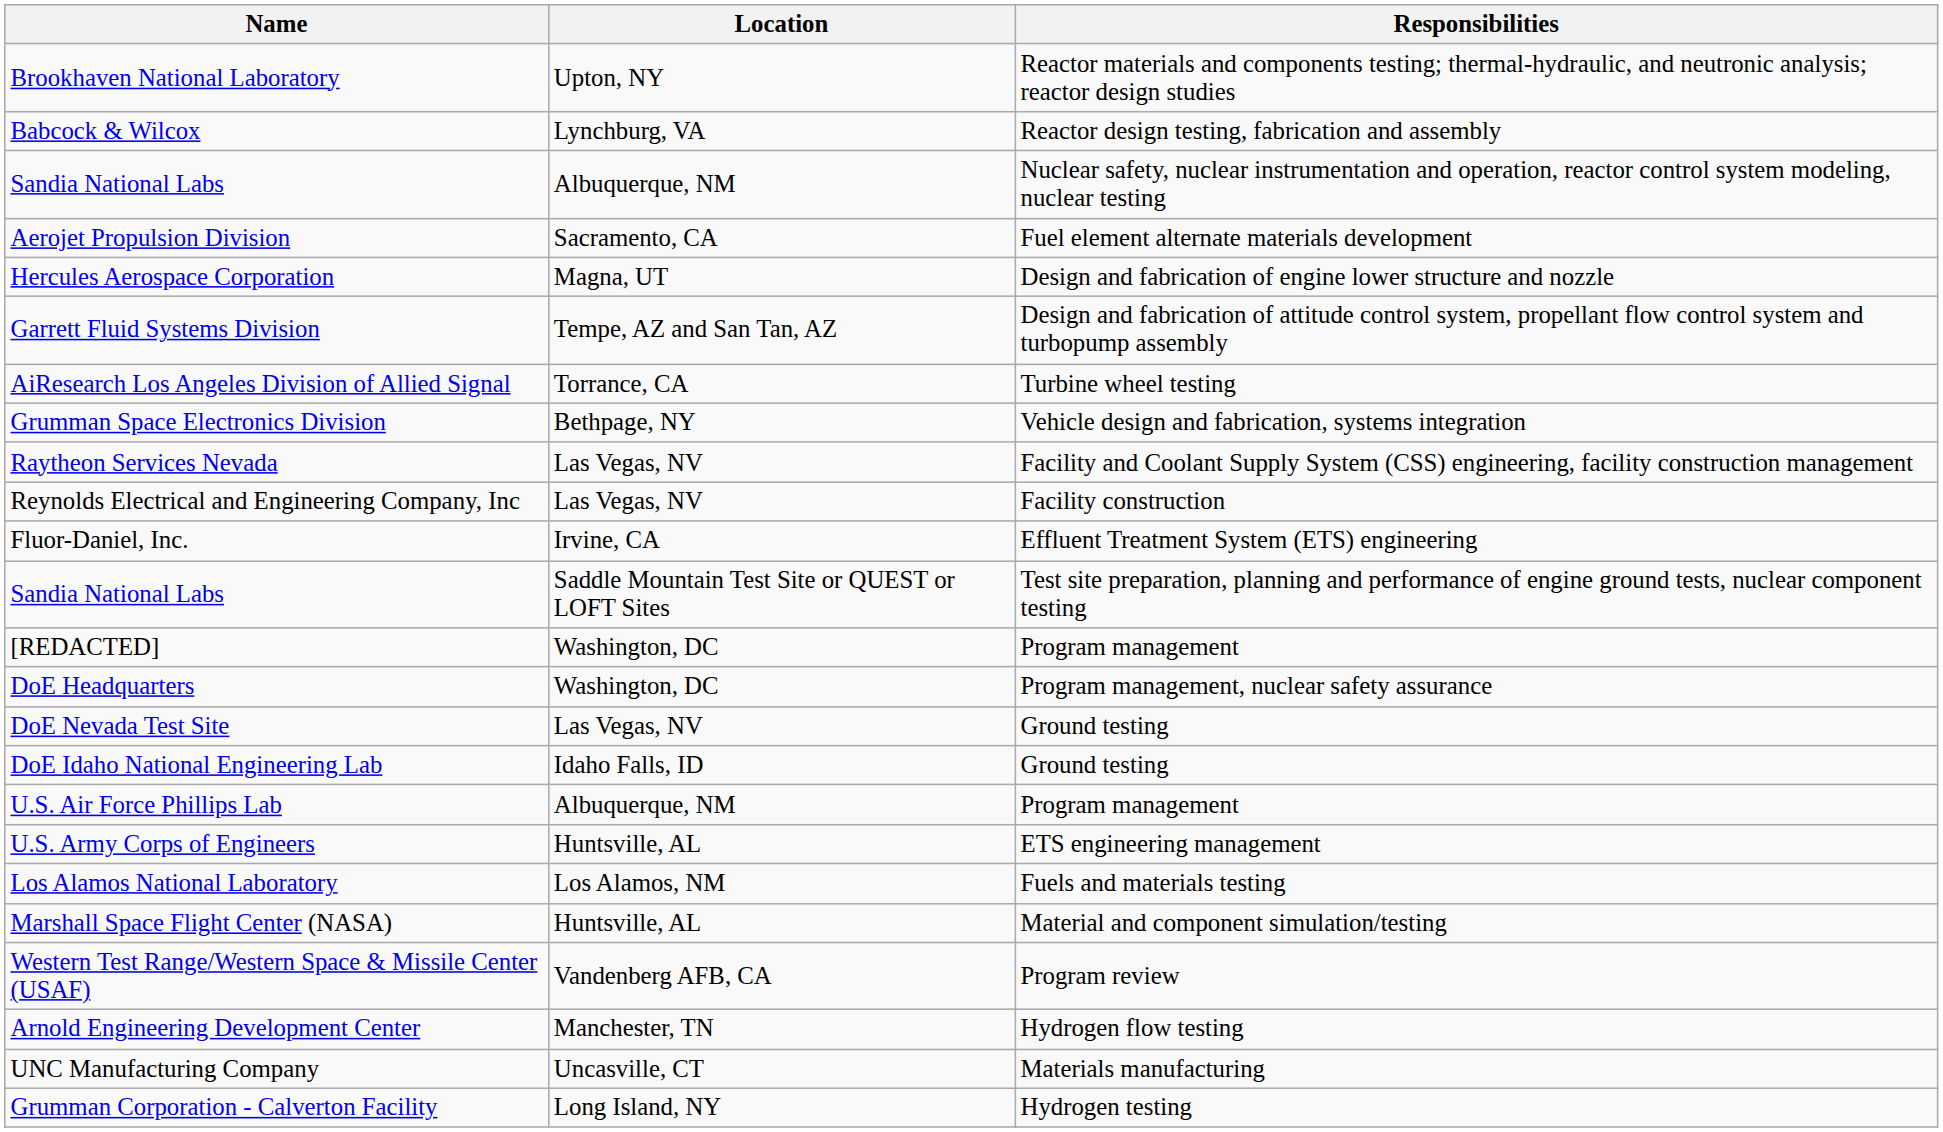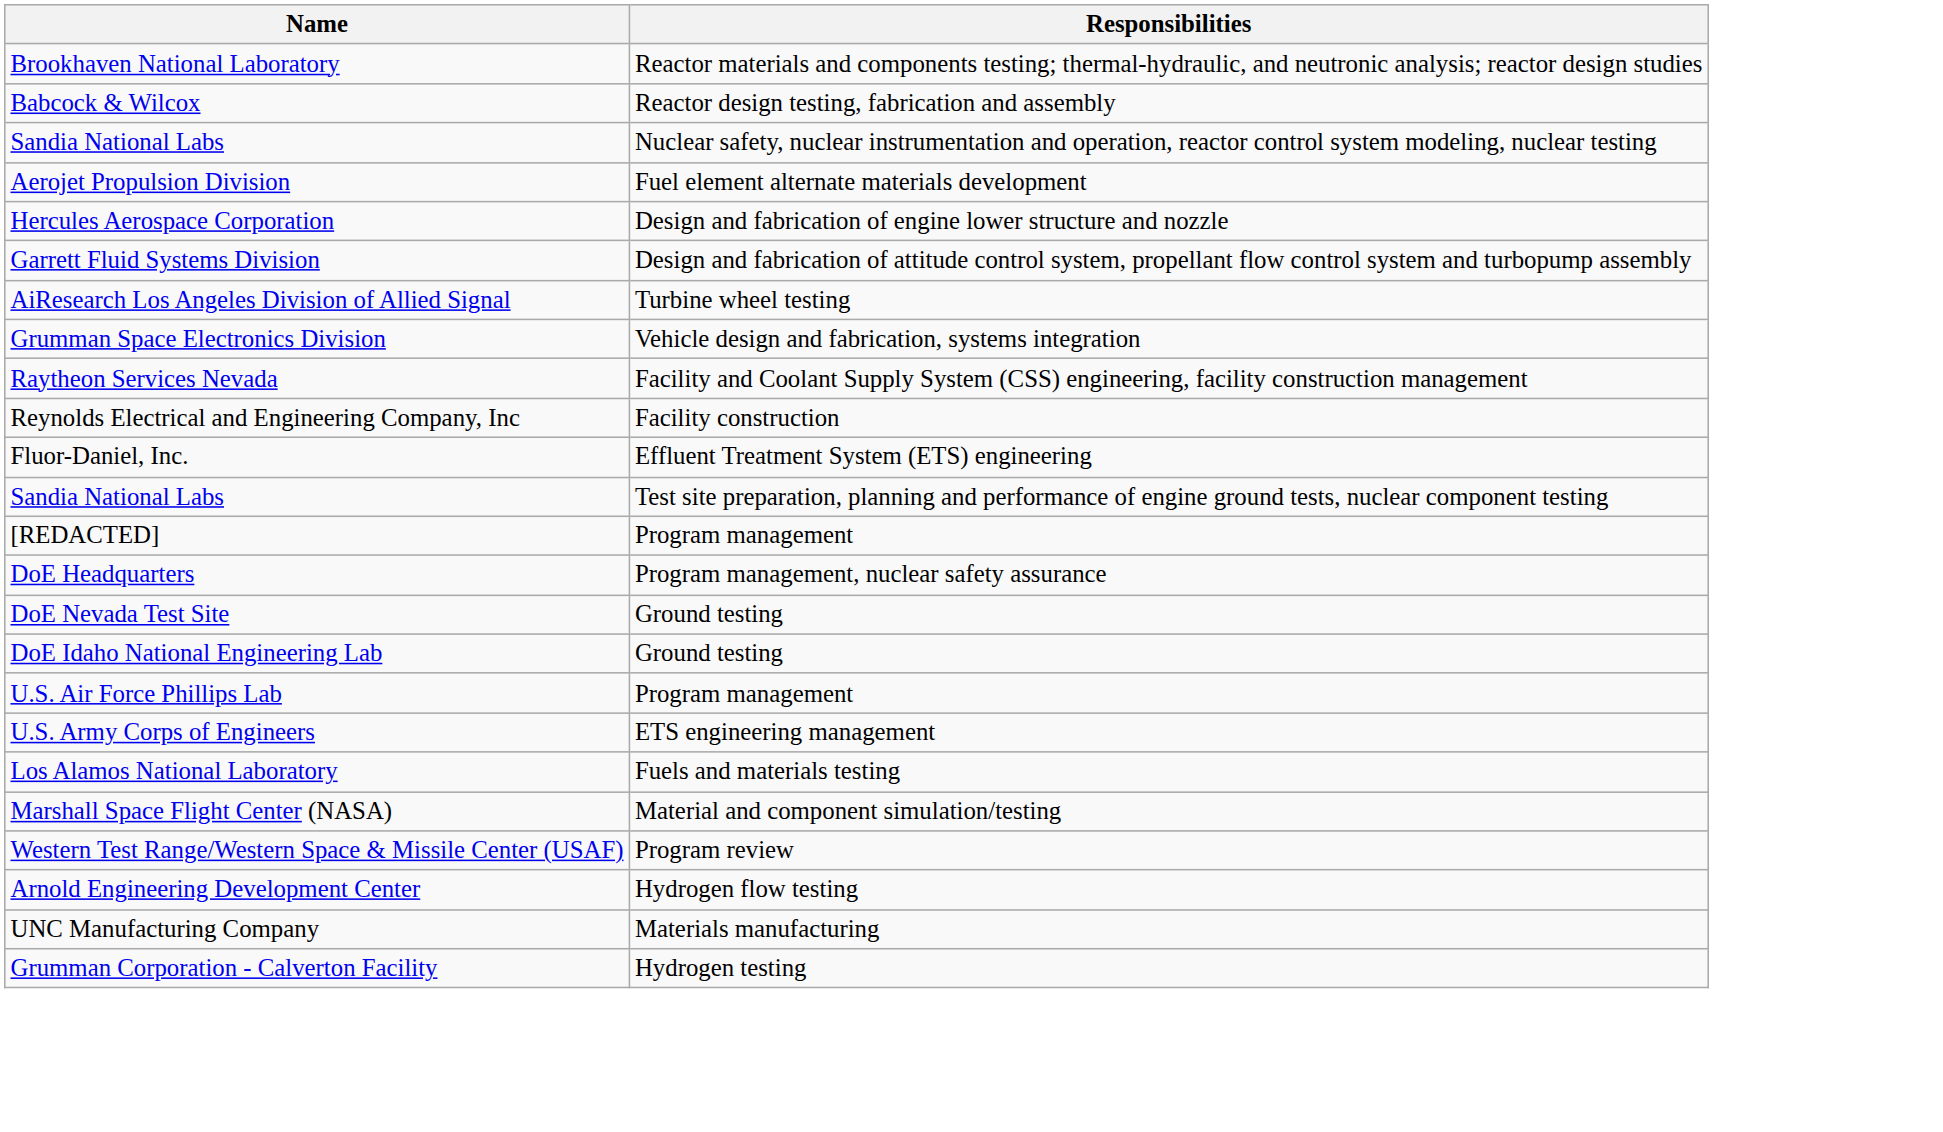- column: (781, 24)
